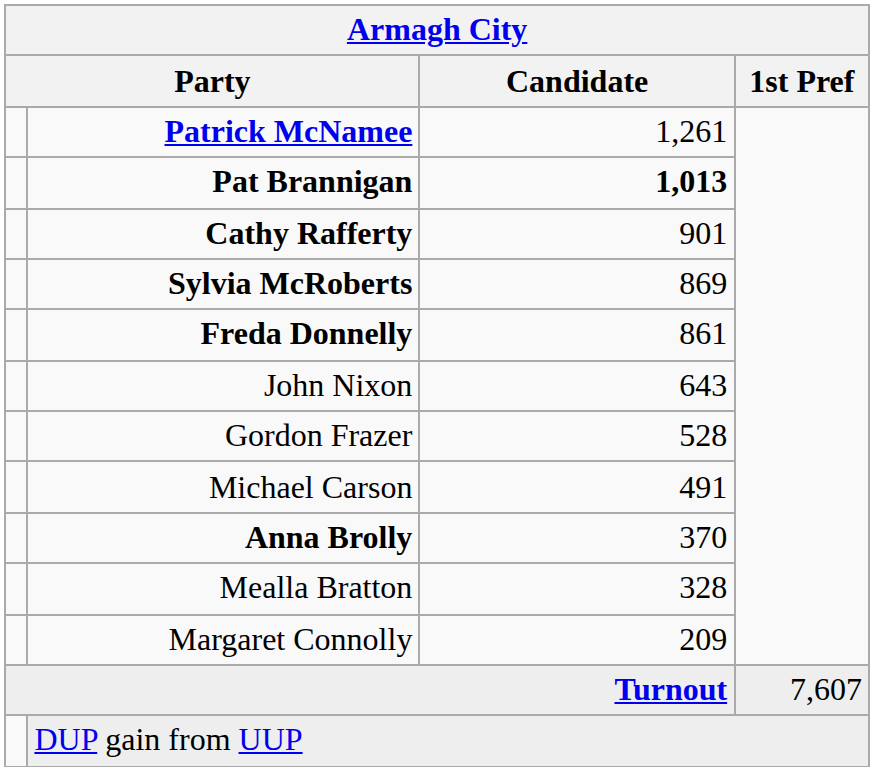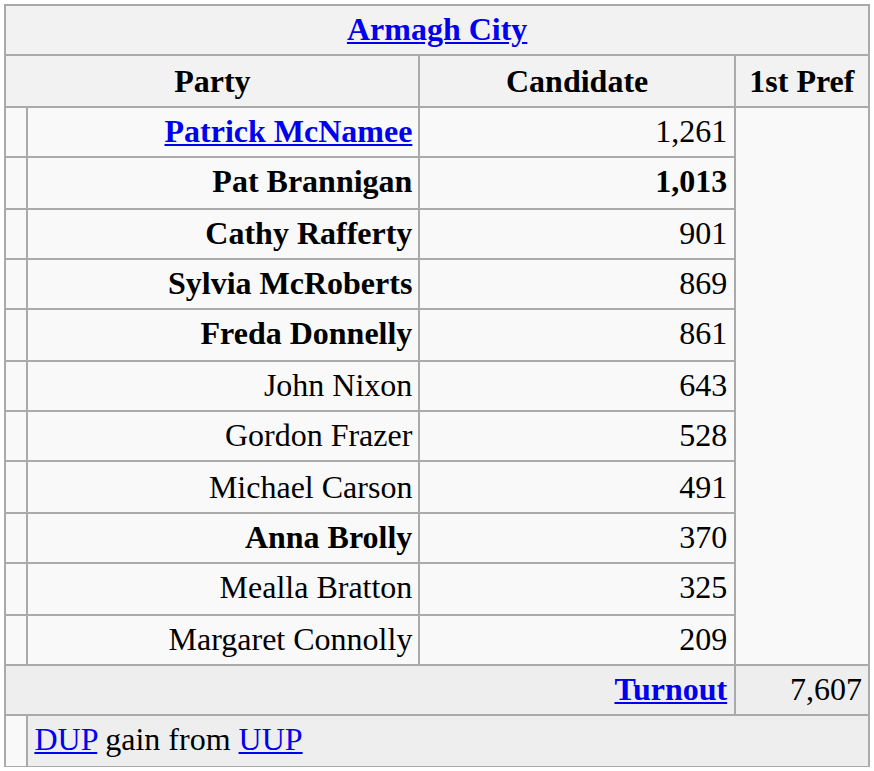(703, 588) 328 -> (703, 588) 325
